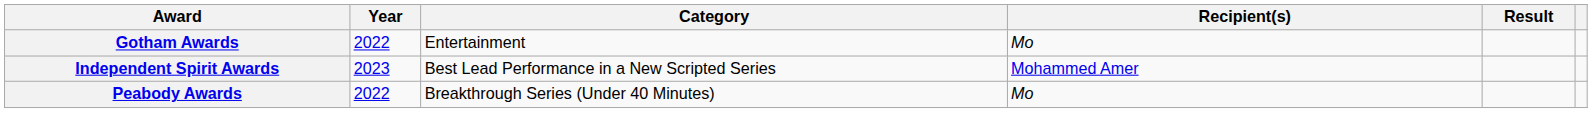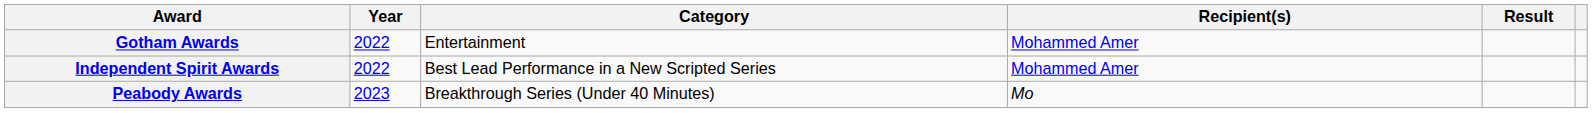(1022, 42) Mo -> (1075, 42) Mohammed Amer
(372, 68) 2023 -> (372, 68) 2022
(372, 94) 2022 -> (372, 94) 2023
